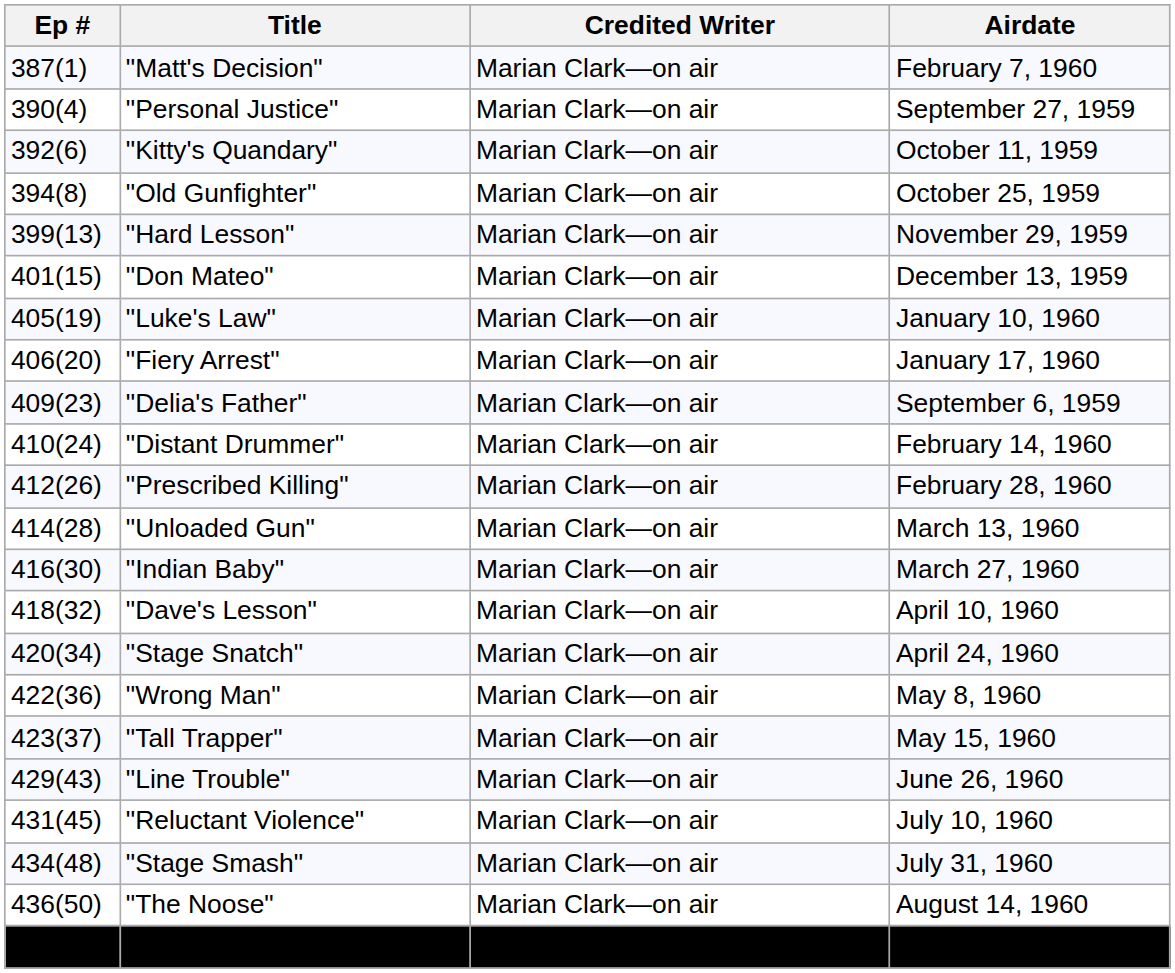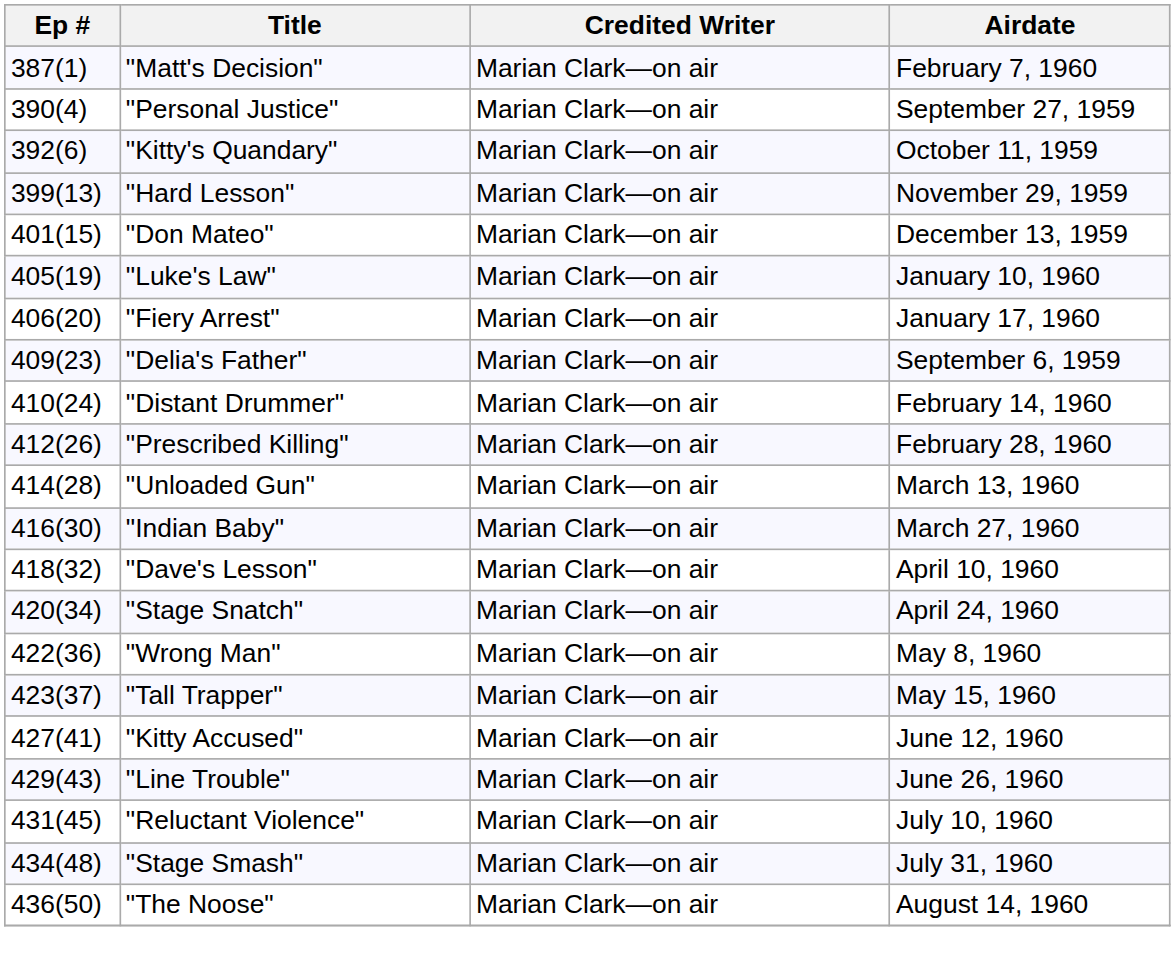- row: (221, 192)
+ row: (214, 737)
- row: (231, 946)
